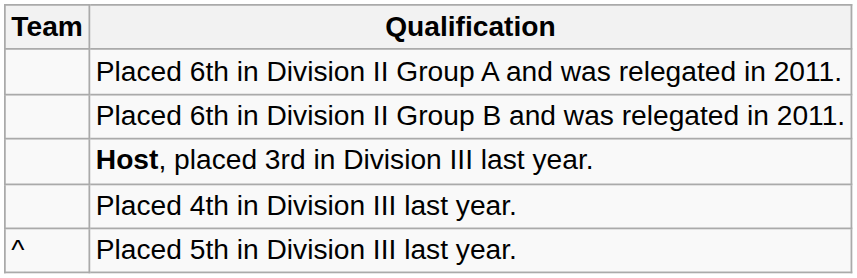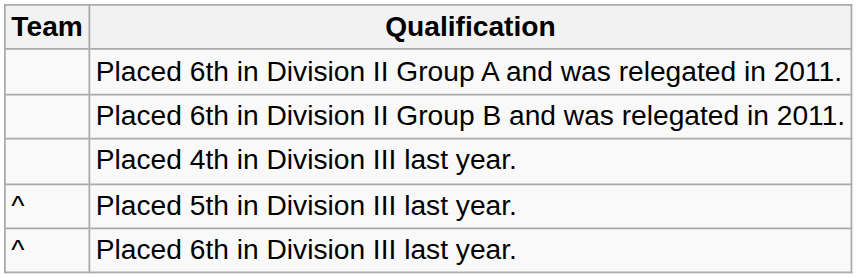- row: (345, 160)
+ row: (306, 250)
